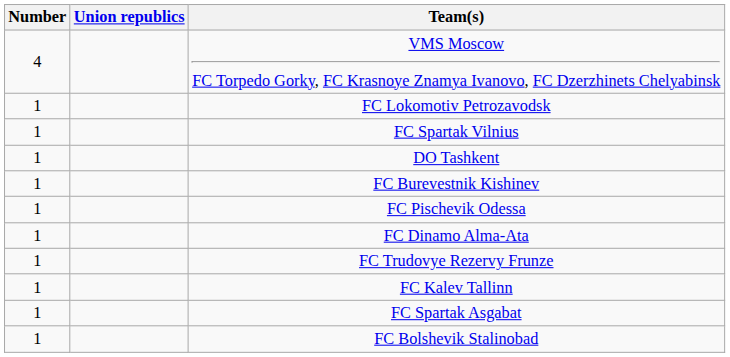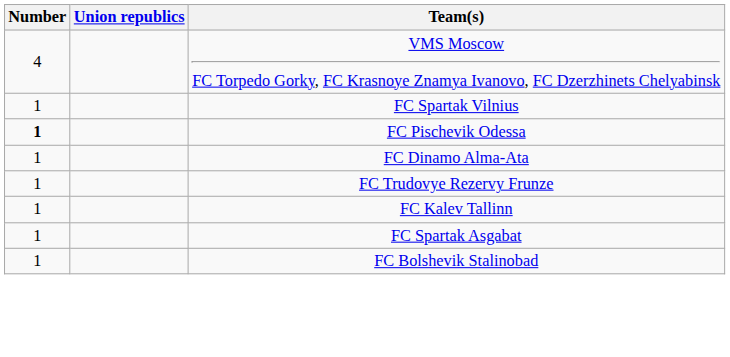- row: (456, 105)
- row: (456, 157)
- row: (456, 183)
(37, 209) normal -> (37, 131) bold
